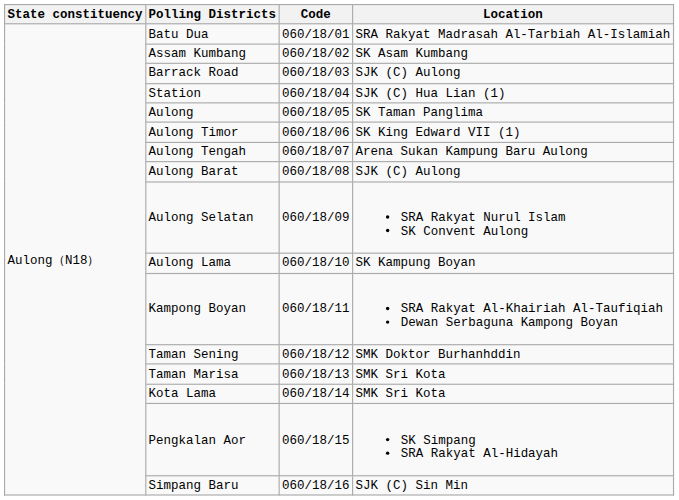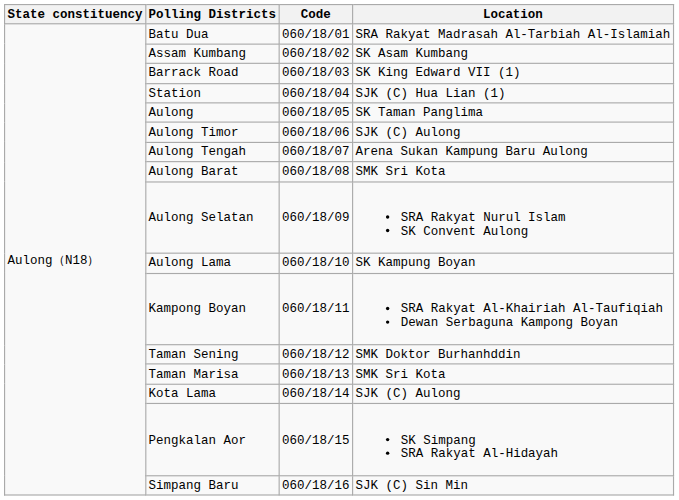(408, 73) SJK (C) Aulong -> (438, 73) SK King Edward VII (1)
(438, 132) SK King Edward VII (1) -> (408, 132) SJK (C) Aulong
(408, 172) SJK (C) Aulong -> (401, 172) SMK Sri Kota
(401, 394) SMK Sri Kota -> (408, 394) SJK (C) Aulong
